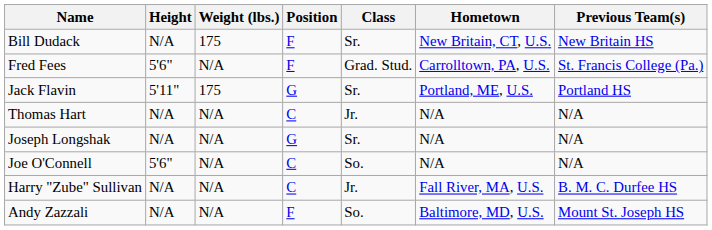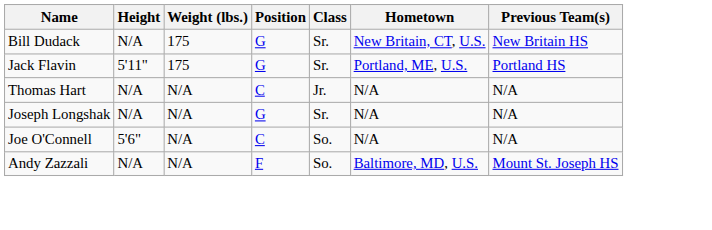(290, 41) F -> (260, 41) G
- row: (37, 66)
- row: (75, 188)
